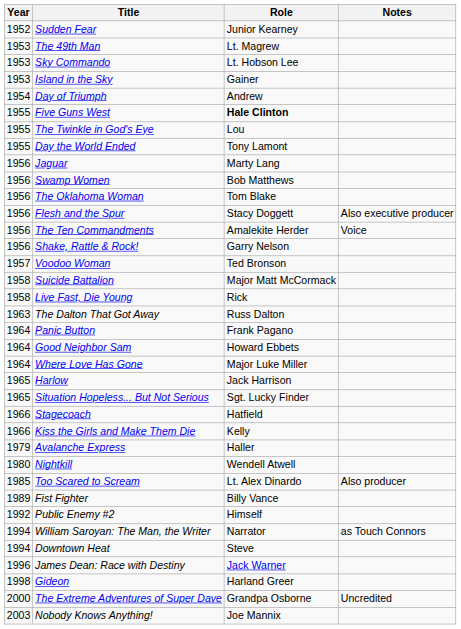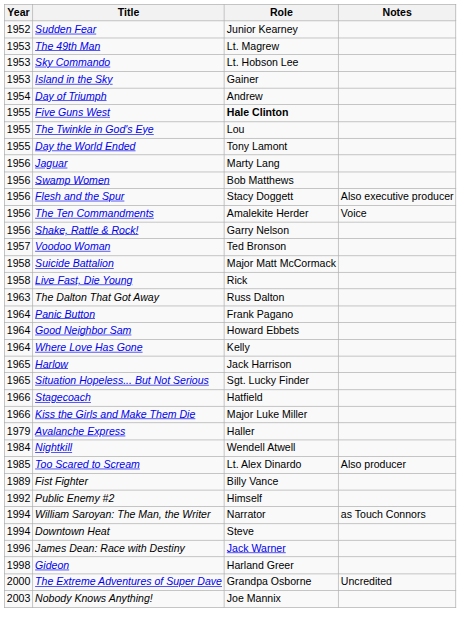- row: (89, 197)
(267, 364) Major Luke Miller -> (238, 347) Kelly
(238, 431) Kelly -> (267, 414) Major Luke Miller
(19, 465) 1980 -> (19, 448) 1984
